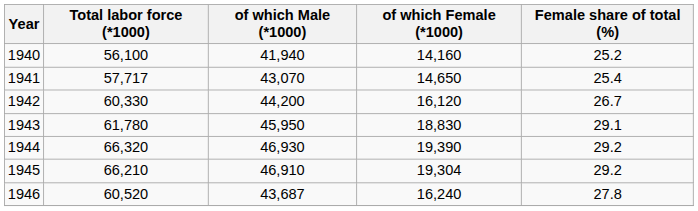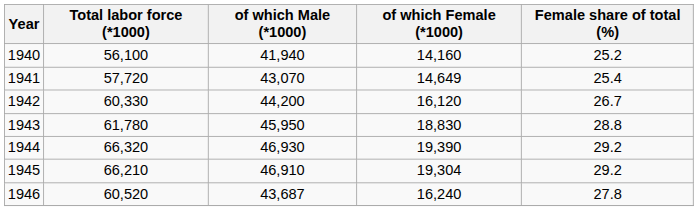(126, 78) 57,717 -> (126, 78) 57,720
(439, 78) 14,650 -> (439, 78) 14,649
(608, 124) 29.1 -> (608, 124) 28.8
